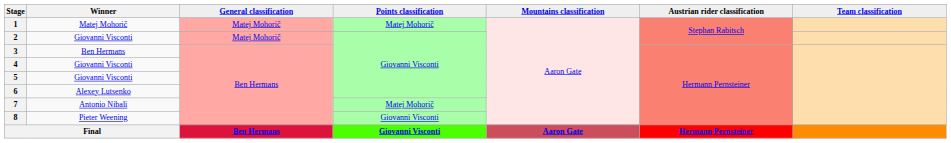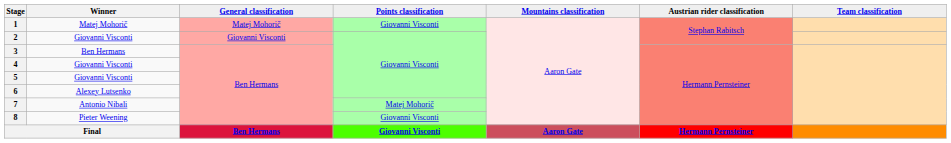(410, 24) Matej Mohorič -> (410, 24) Giovanni Visconti
(256, 38) Matej Mohorič -> (256, 38) Giovanni Visconti
